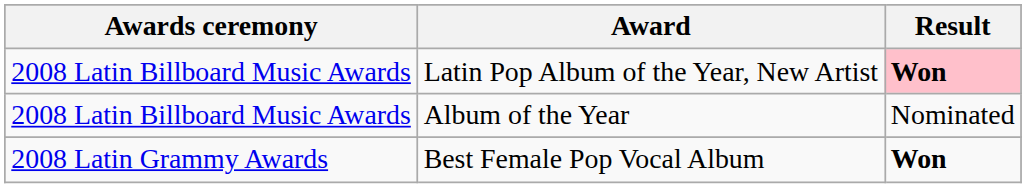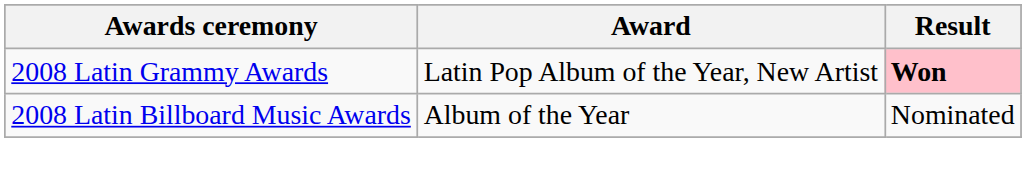(211, 70) 2008 Latin Billboard Music Awards -> (170, 70) 2008 Latin Grammy Awards
- row: (594, 159)
